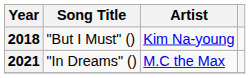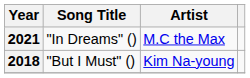rows swapped: (24, 38) <-> (24, 61)
